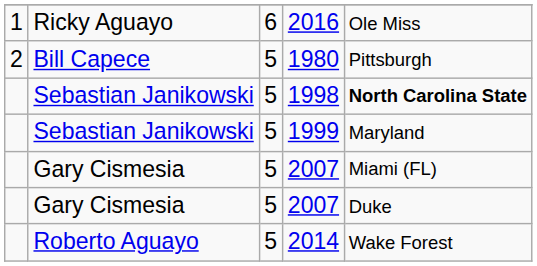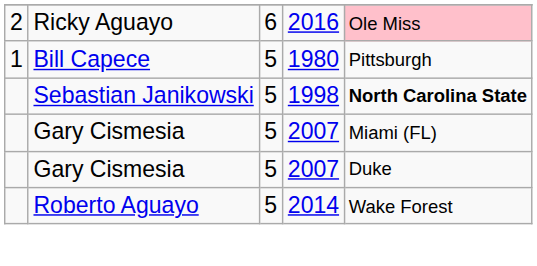(16, 22) 1 -> (16, 22) 2
(385, 23) no background -> (385, 23) pink background
(16, 59) 2 -> (16, 59) 1
- row: (144, 132)
